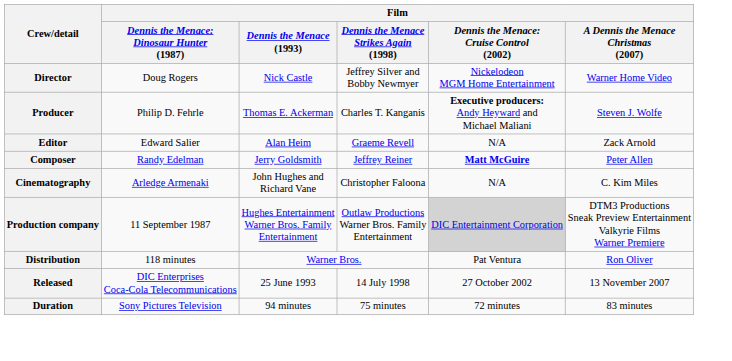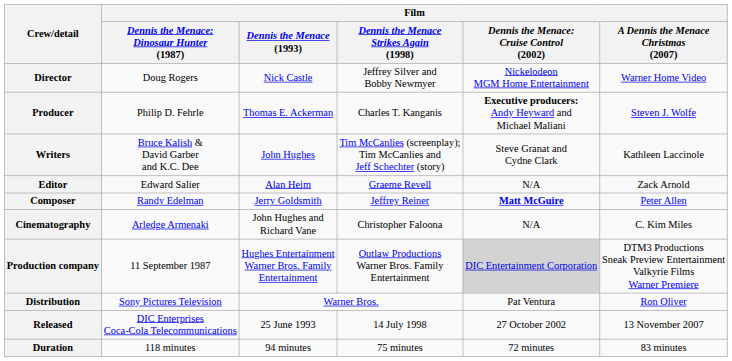+ row: (53, 155)
(170, 260) 118 minutes -> (170, 301) Sony Pictures Television
(170, 306) Sony Pictures Television -> (170, 348) 118 minutes
